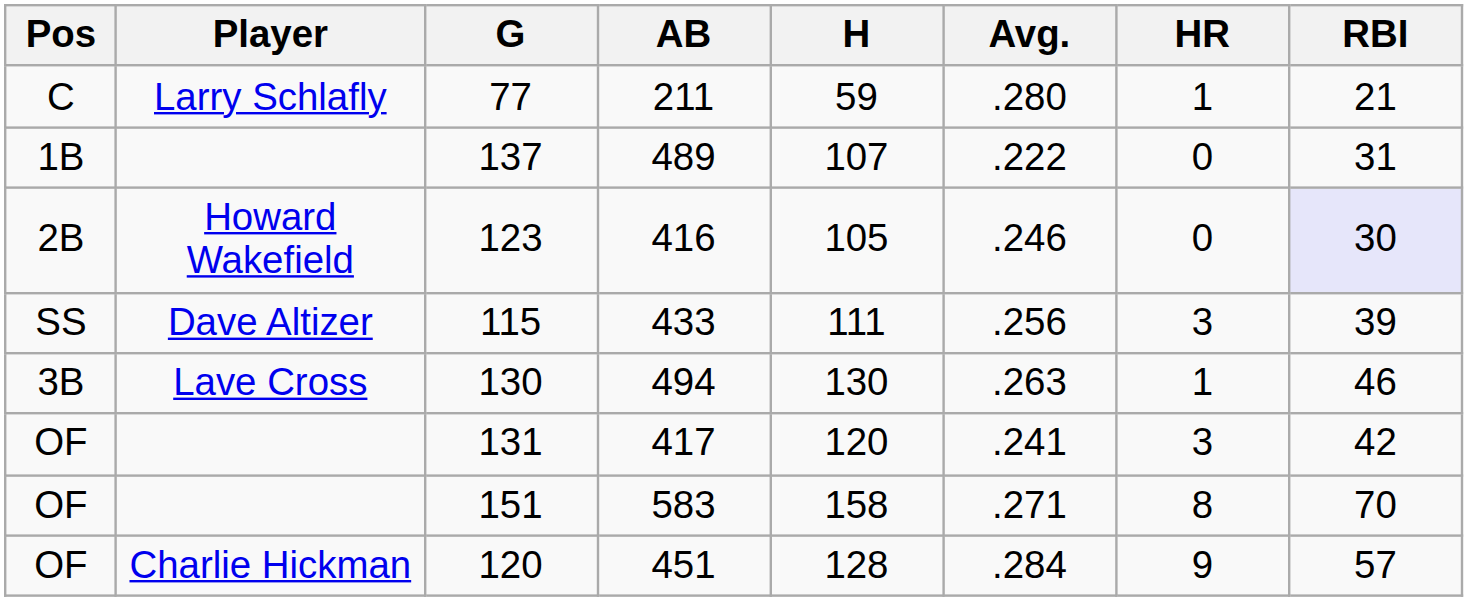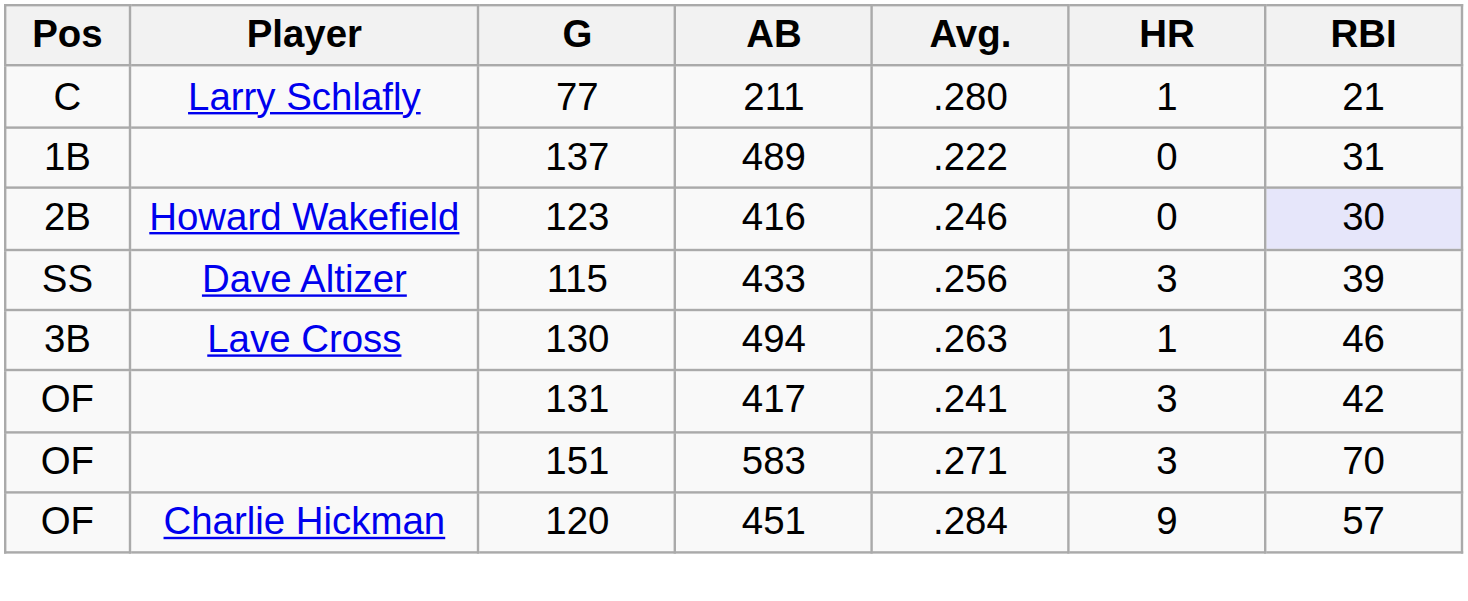- column: (856, 34)
(1202, 504) 8 -> (1167, 461) 3
